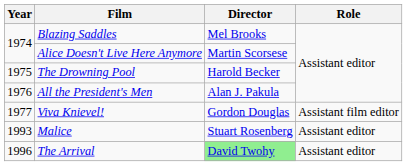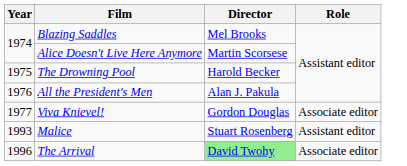(349, 111) Assistant film editor -> (338, 111) Associate editor
(337, 151) Assistant editor -> (338, 151) Associate editor
